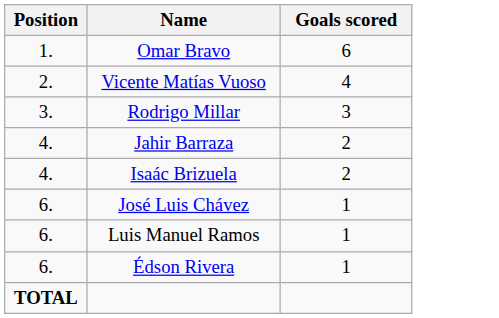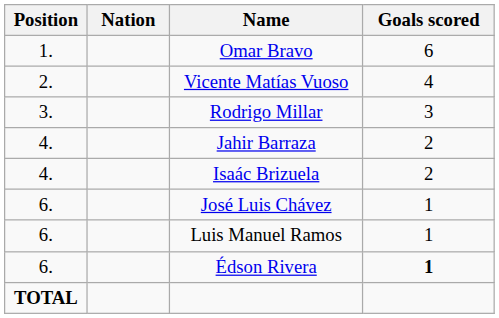+ column: (128, 20)
(346, 266) normal -> (429, 266) bold
